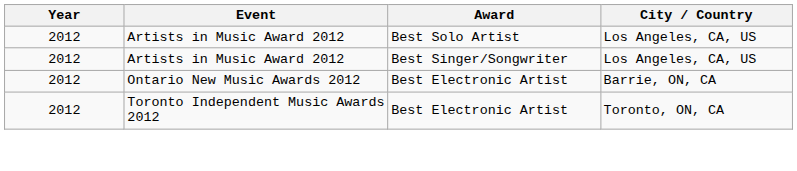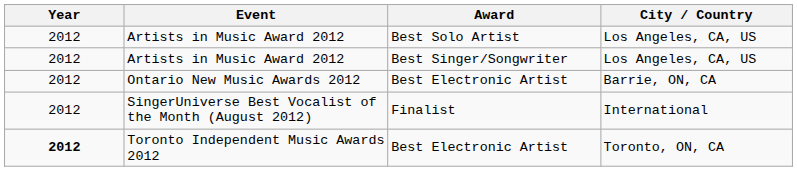+ row: (252, 110)
(64, 110) normal -> (64, 148) bold
